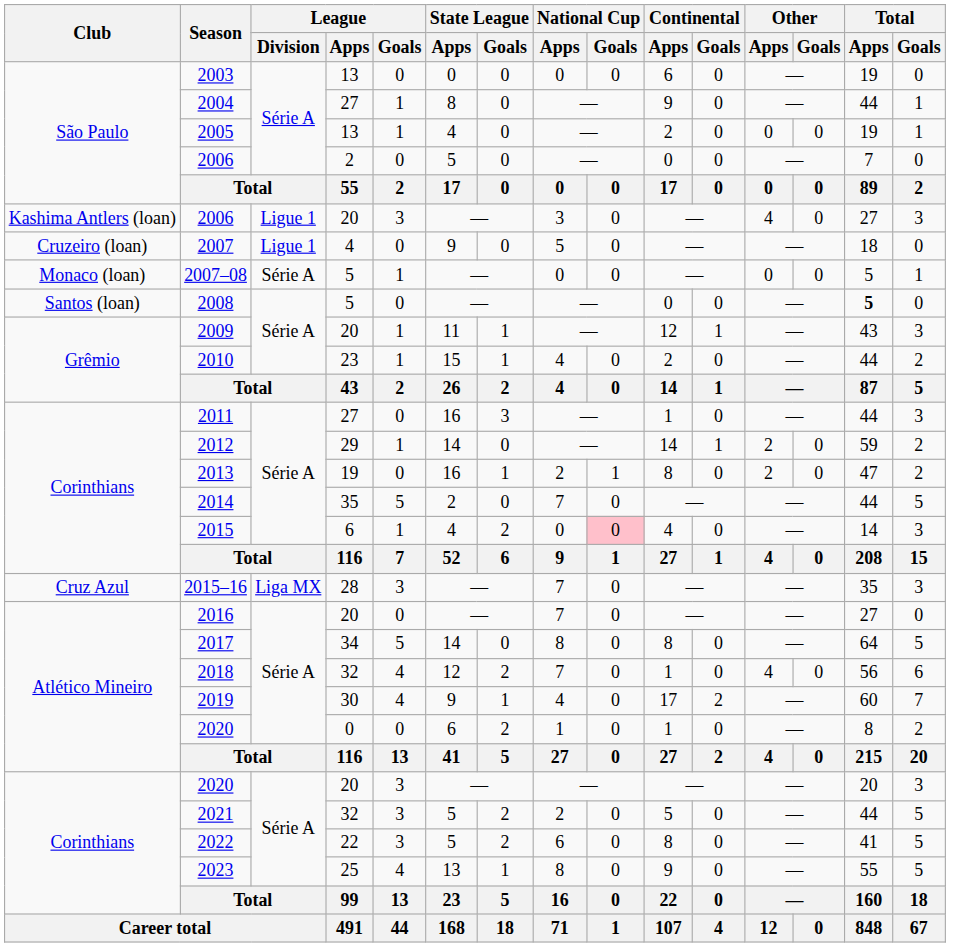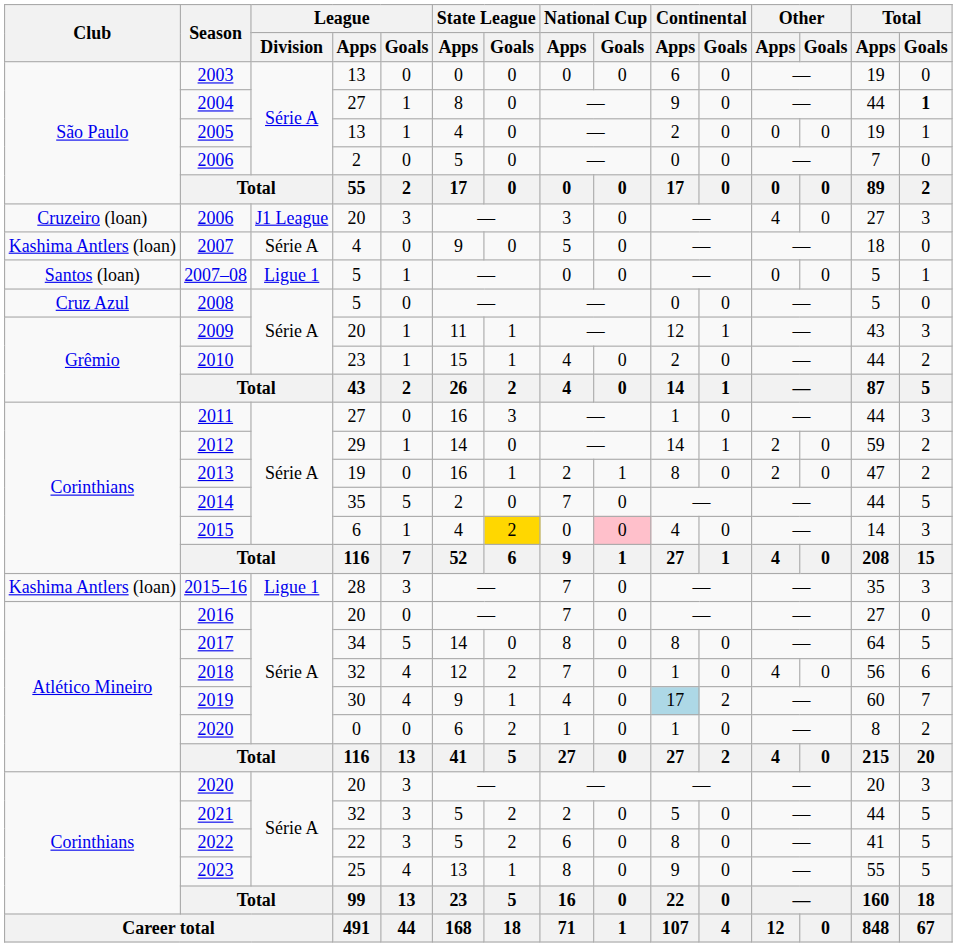(919, 103) normal -> (926, 103) bold
(92, 217) Kashima Antlers (loan) -> (92, 217) Cruzeiro (loan)
(288, 217) Ligue 1 -> (292, 217) J1 League
(92, 246) Cruzeiro (loan) -> (92, 246) Kashima Antlers (loan)
(288, 246) Ligue 1 -> (292, 246) Série A
(92, 274) Monaco (loan) -> (92, 274) Santos (loan)
(288, 274) Série A -> (292, 274) Ligue 1
(92, 302) Santos (loan) -> (92, 302) Cruz Azul
(869, 302) bold -> (876, 302) normal
(505, 530) no background -> (512, 530) gold background
(92, 587) Cruz Azul -> (92, 587) Kashima Antlers (loan)
(288, 587) Liga MX -> (292, 587) Ligue 1
(668, 700) no background -> (675, 700) lightblue background
